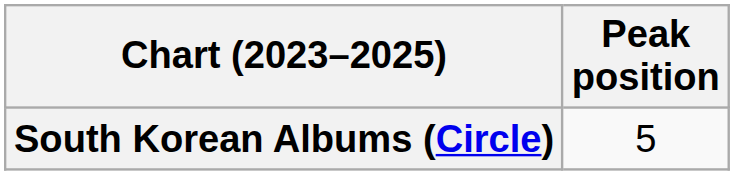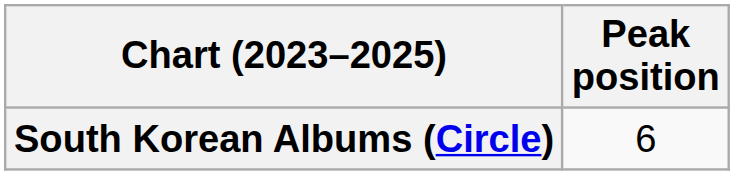(646, 137) 5 -> (646, 137) 6
